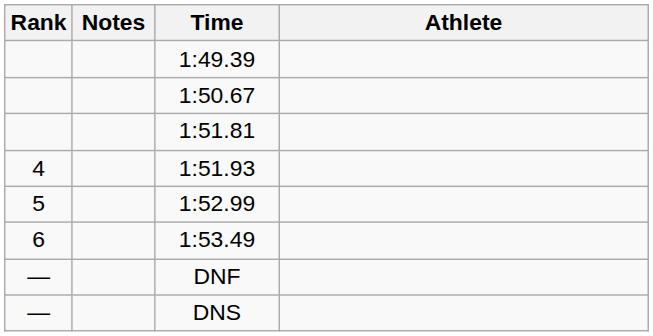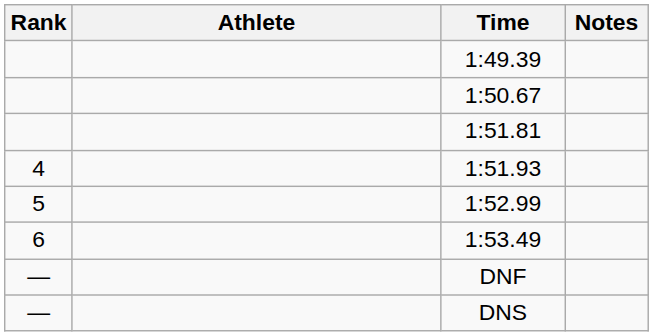columns swapped: (463, 22) <-> (113, 22)
